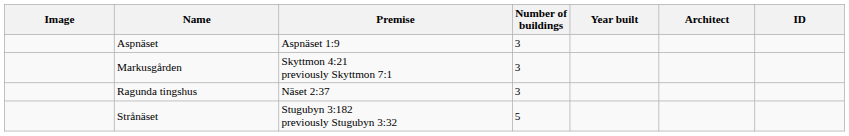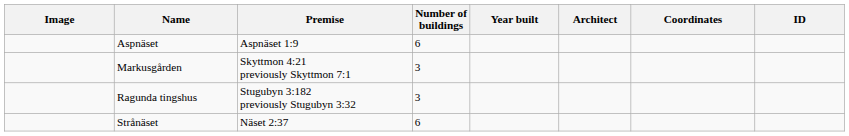+ column: (693, 19)
(518, 43) 3 -> (418, 43) 6
(306, 91) Näset 2:37 -> (298, 98) Stugubyn 3:182 previously Stugubyn 3:32
(339, 115) Stugubyn 3:182 previously Stugubyn 3:32 -> (264, 122) Näset 2:37
(518, 115) 5 -> (418, 122) 6
